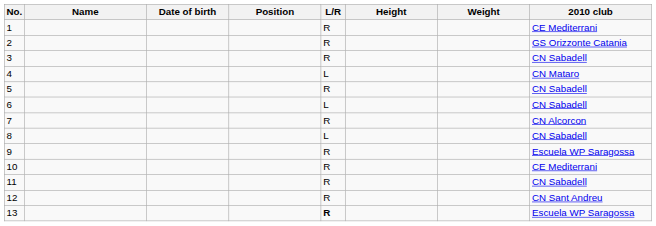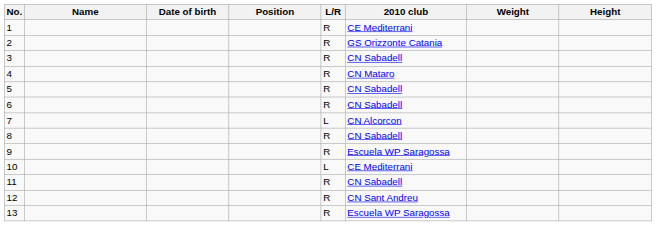columns swapped: (391, 12) <-> (591, 12)
(326, 74) L -> (327, 74) R
(326, 105) L -> (327, 105) R
(327, 120) R -> (326, 120) L
(326, 136) L -> (327, 136) R
(327, 167) R -> (326, 167) L
(327, 213) bold -> (327, 213) normal
